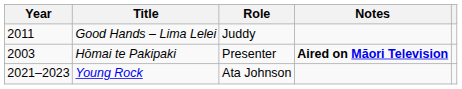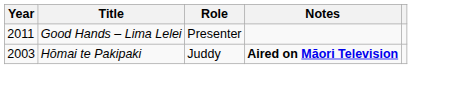(239, 34) Juddy -> (214, 34) Presenter
(249, 53) Presenter -> (204, 53) Juddy
- row: (109, 73)
